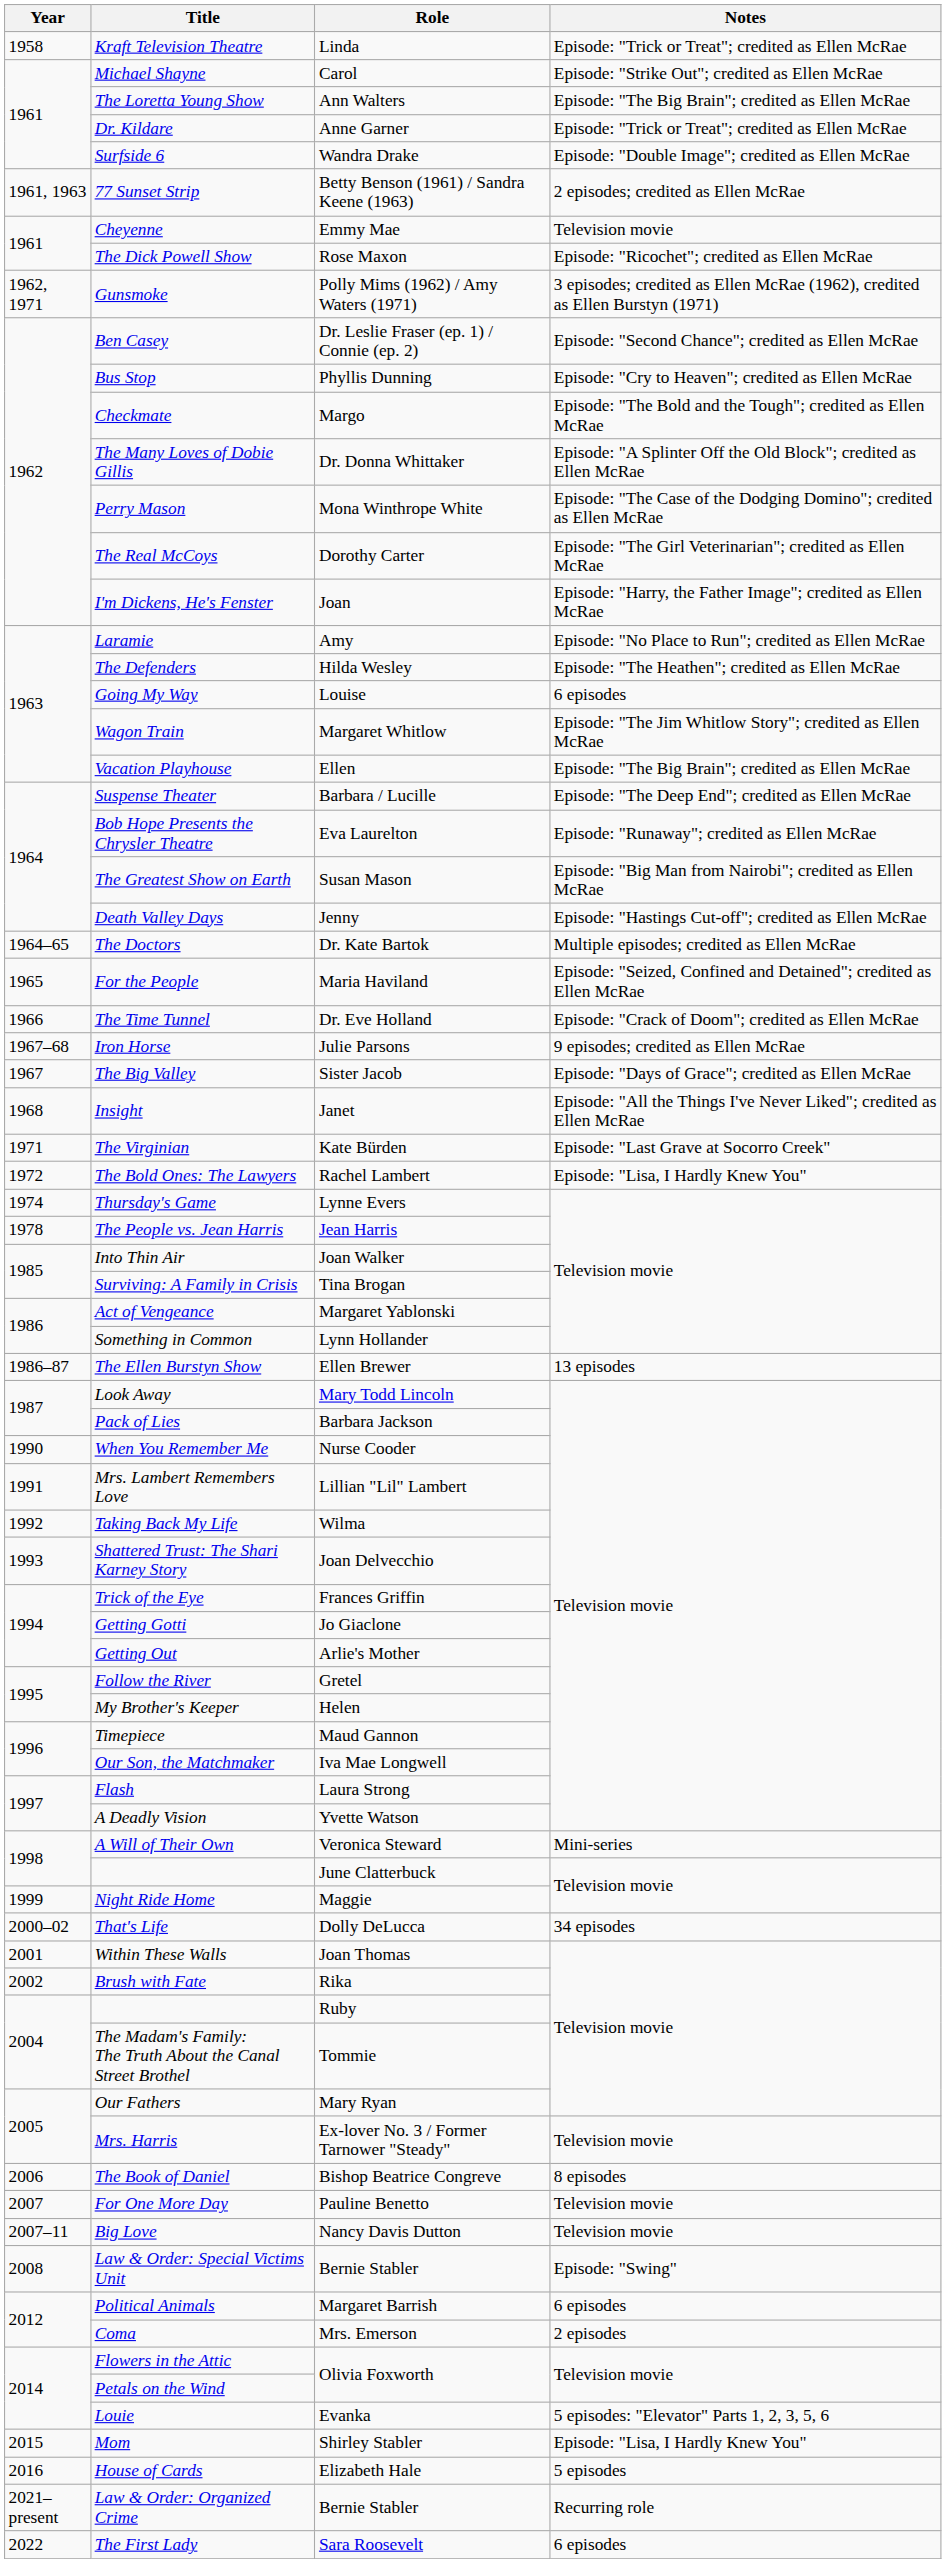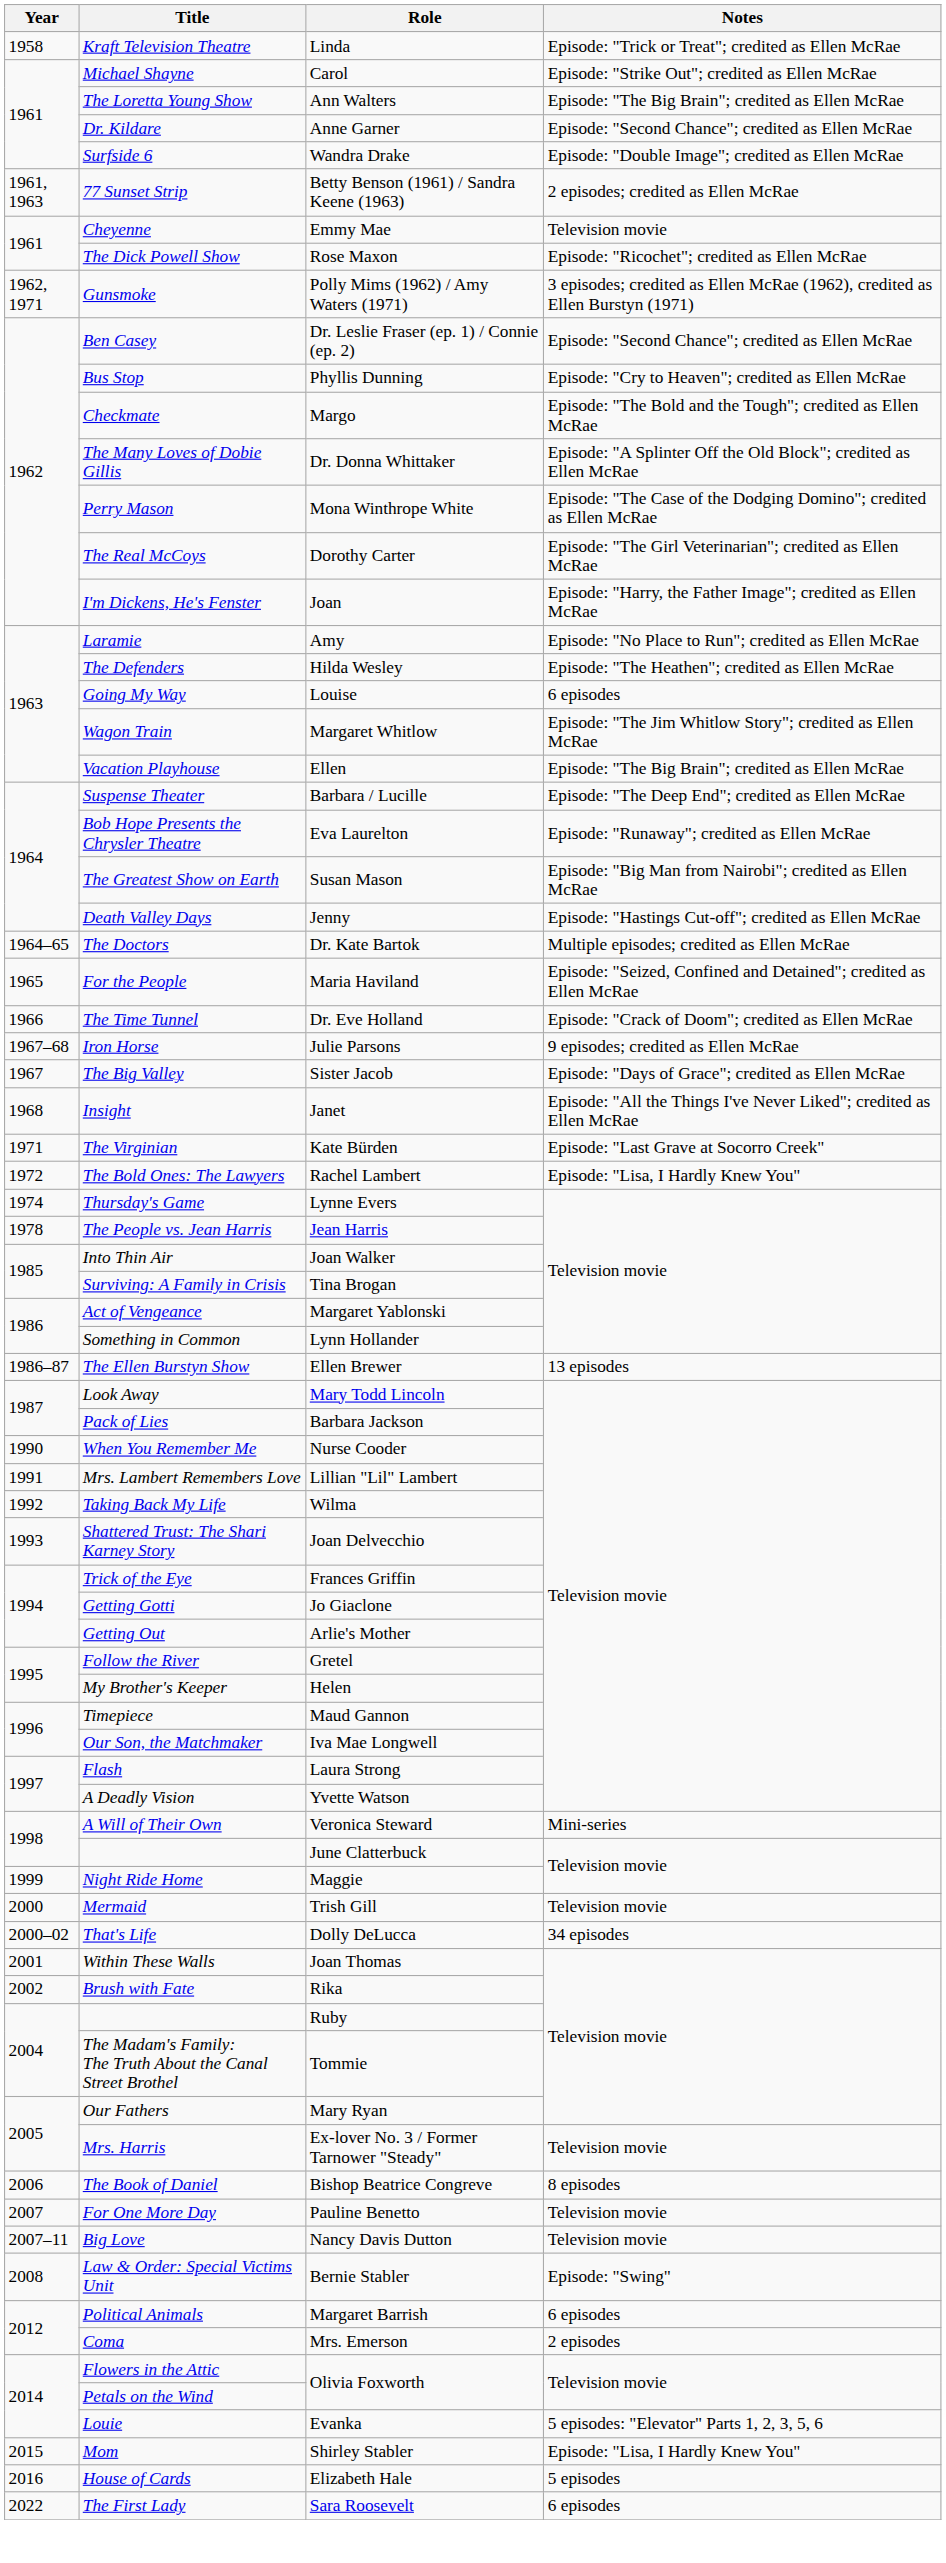(730, 127) Episode: "Trick or Treat"; credited as Ellen McRae -> (730, 127) Episode: "Second Chance"; credited as Ellen McRae
+ row: (114, 1907)
- row: (183, 2507)
